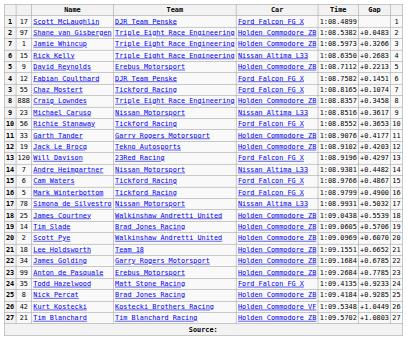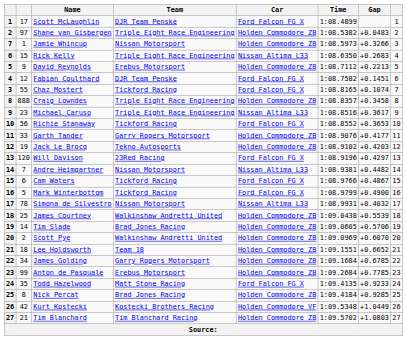(175, 44) Triple Eight Race Engineering -> (150, 44) Nissan Motorsport
(150, 113) Nissan Motorsport -> (175, 113) Triple Eight Race Engineering
(375, 204) +0.5032 -> (375, 204) +0.4032
